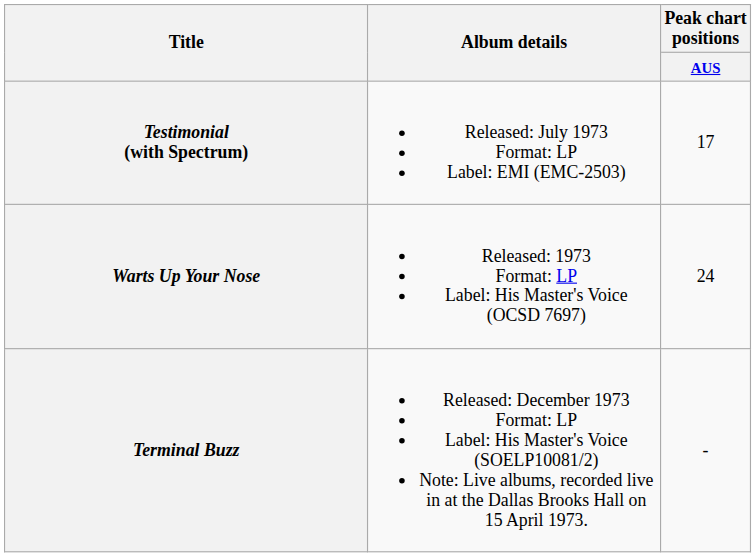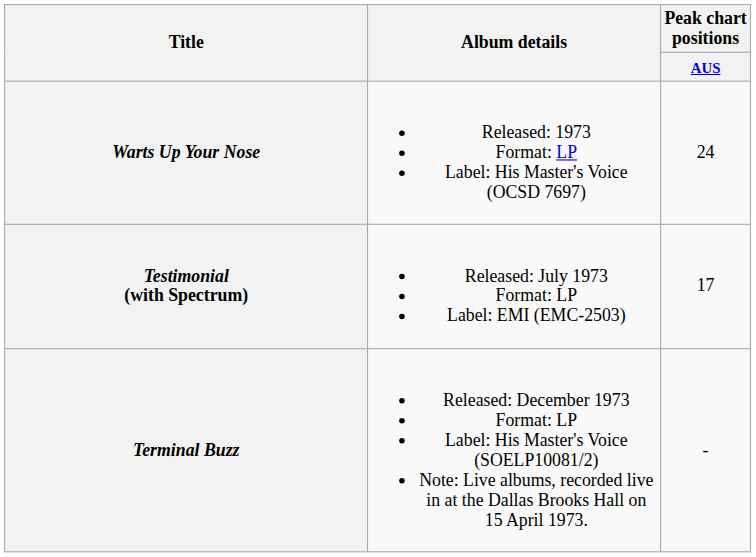rows swapped: (186, 276) <-> (186, 142)
